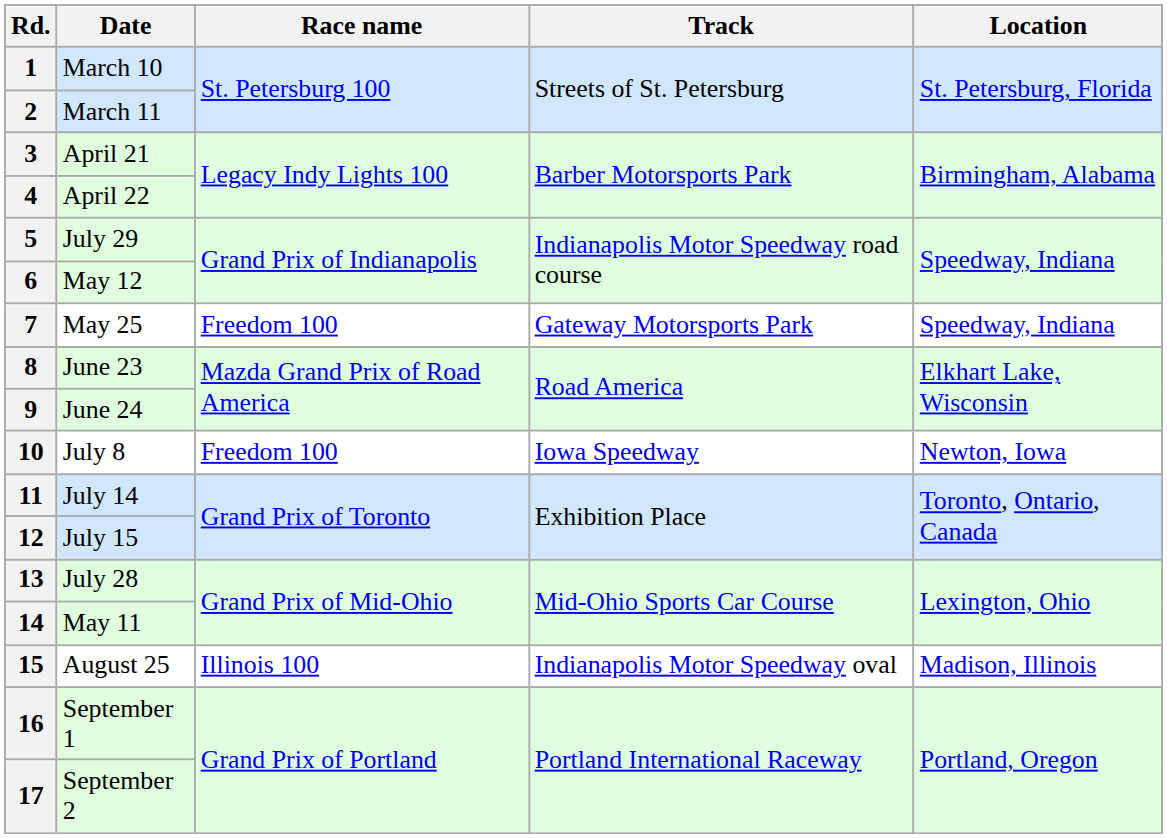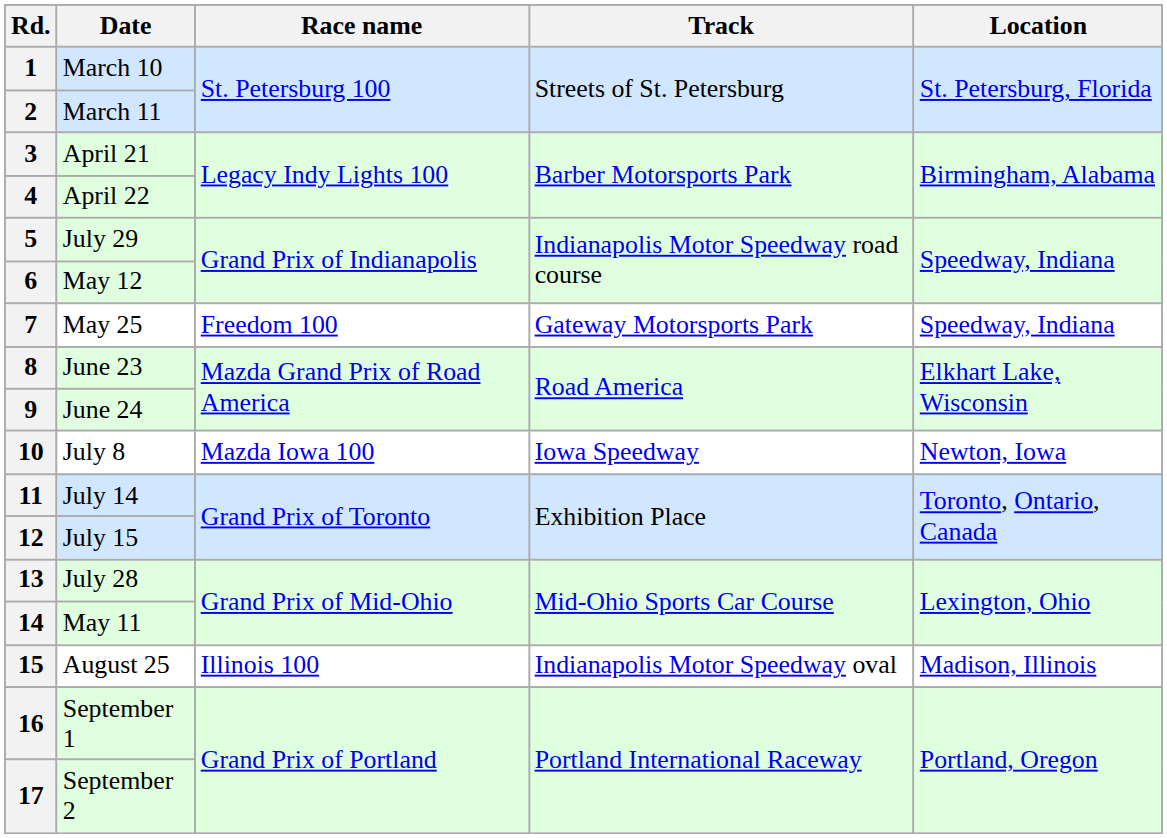(269, 451) Freedom 100 -> (288, 451) Mazda Iowa 100
